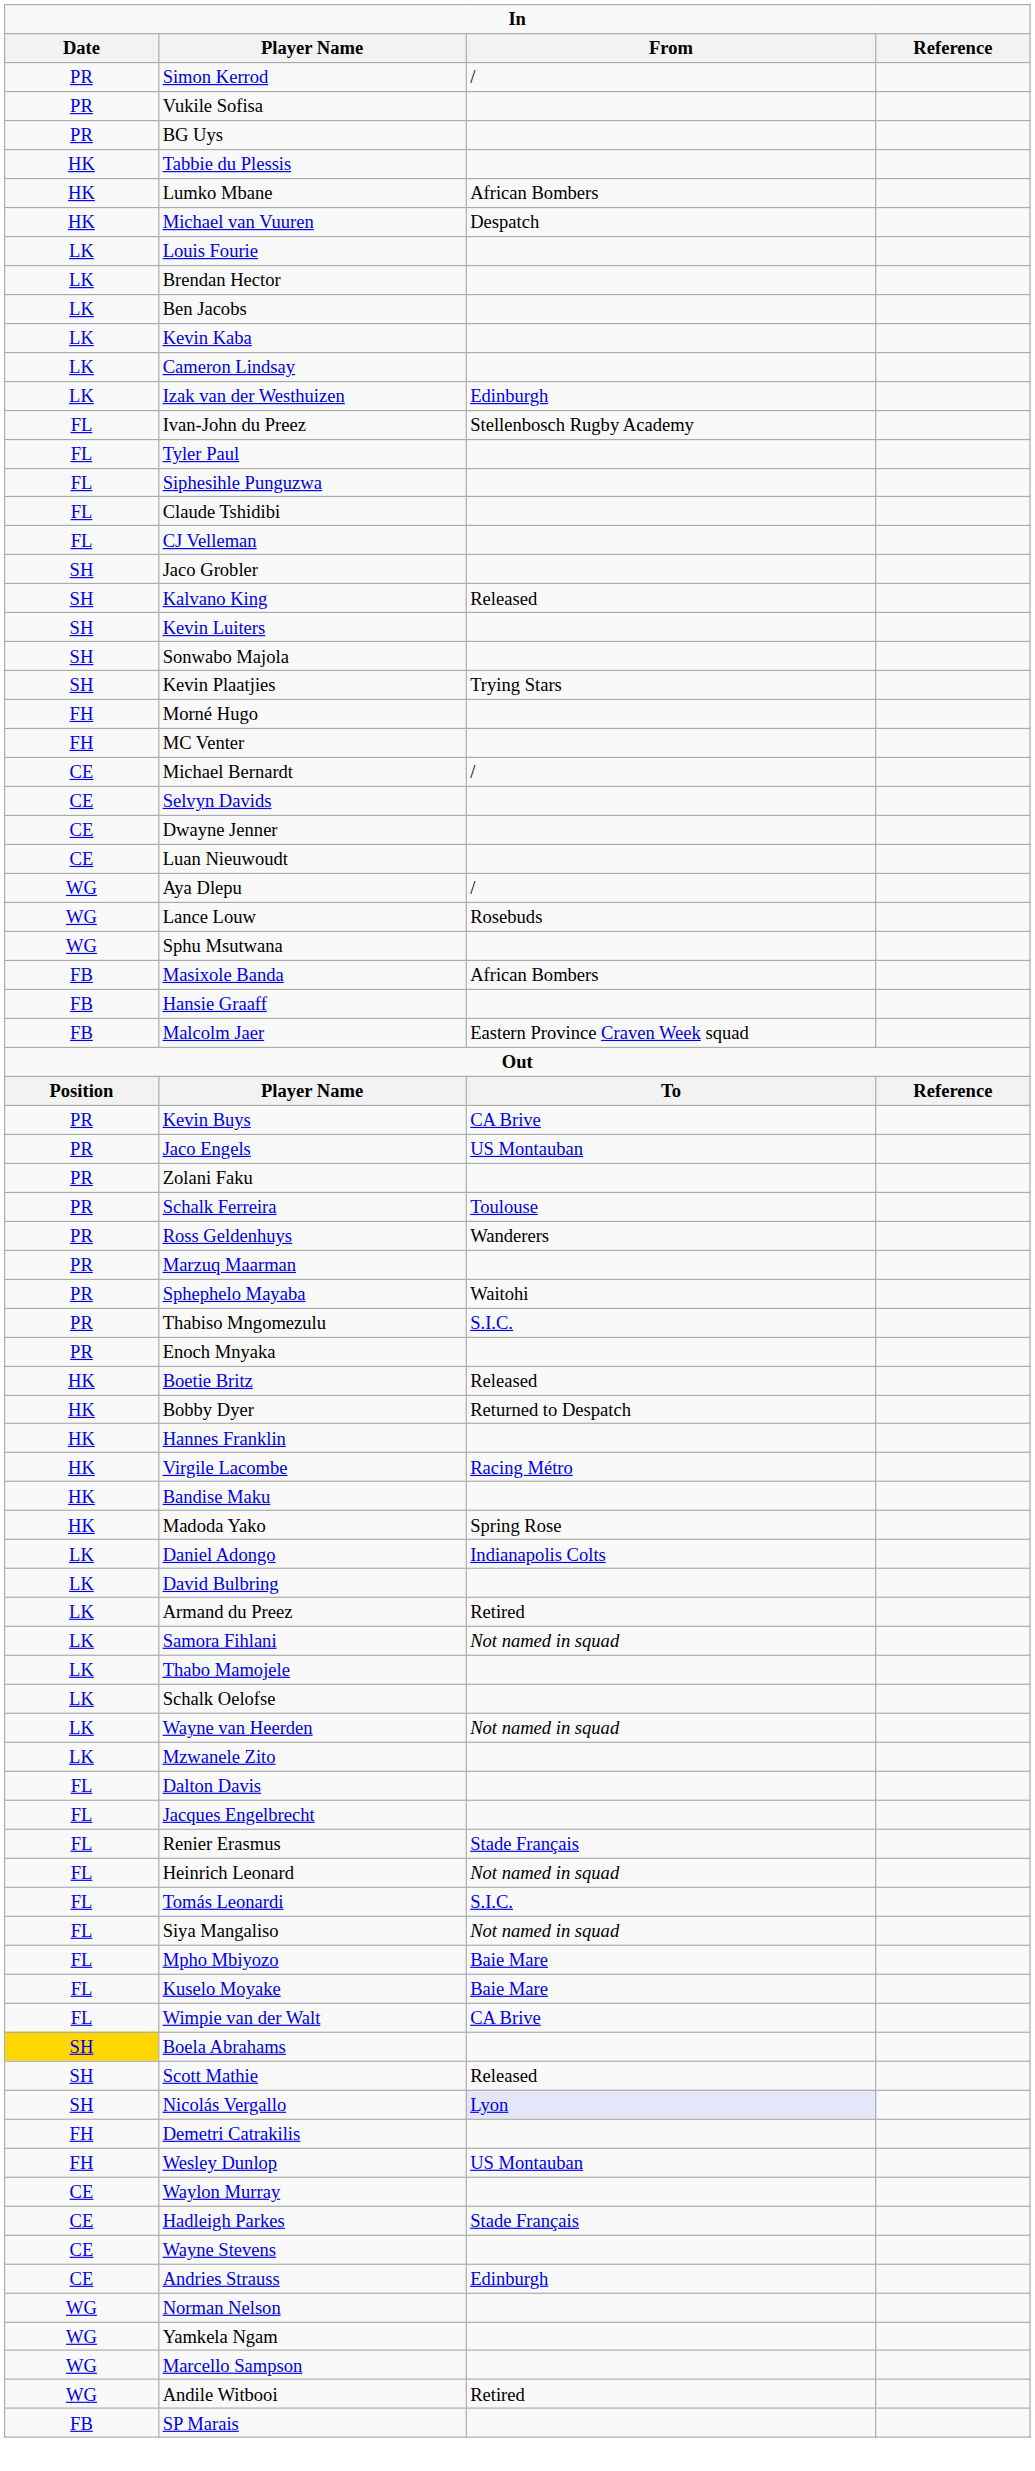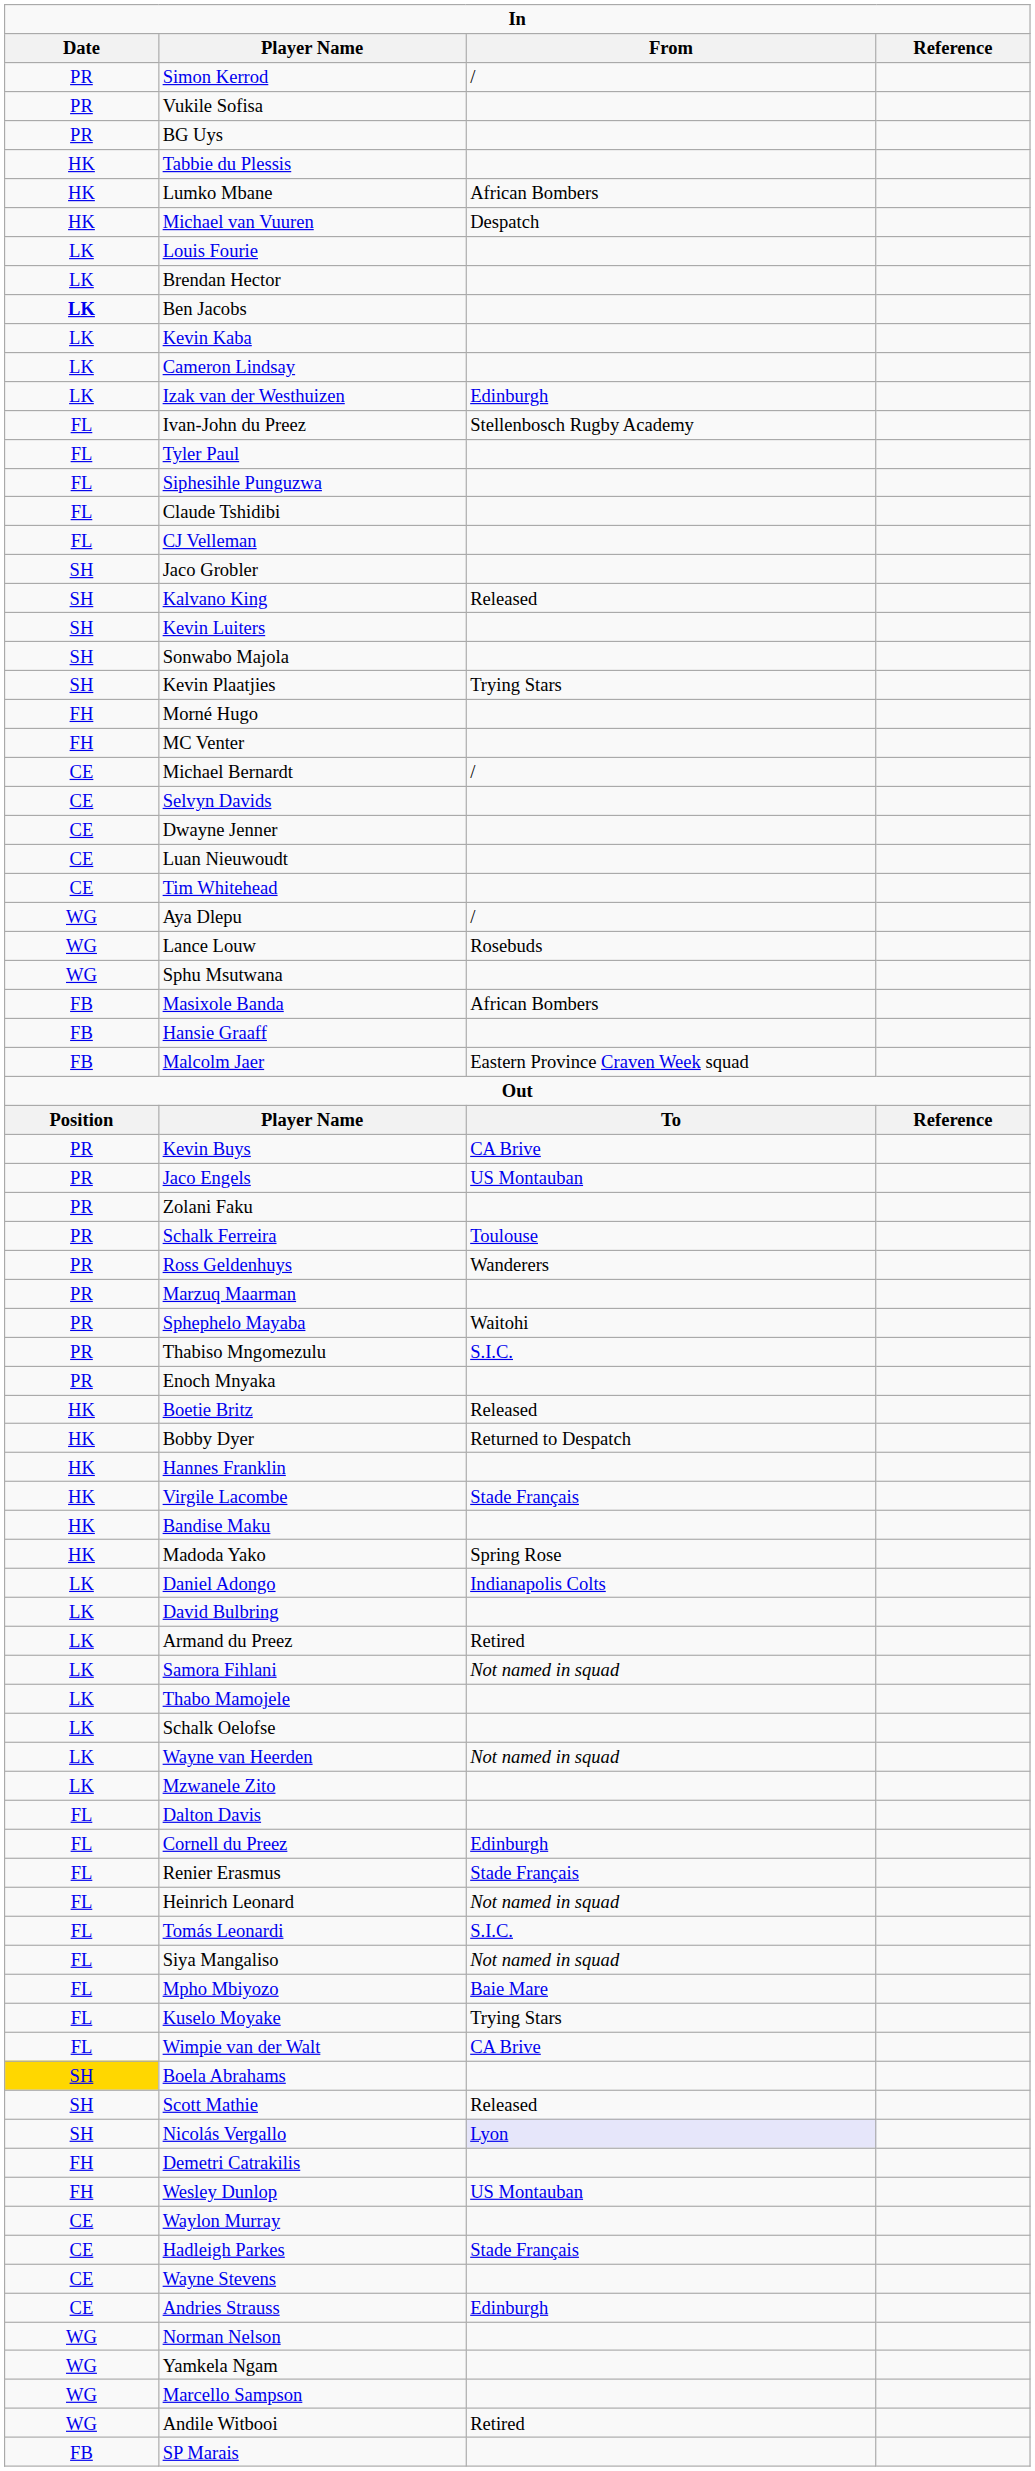(81, 308) normal -> (81, 308) bold
+ row: (220, 888)
(521, 1467) Racing Métro -> (525, 1496) Stade Français
+ row: (225, 1843)
- row: (239, 1814)
(509, 1988) Baie Mare -> (516, 2017) Trying Stars
